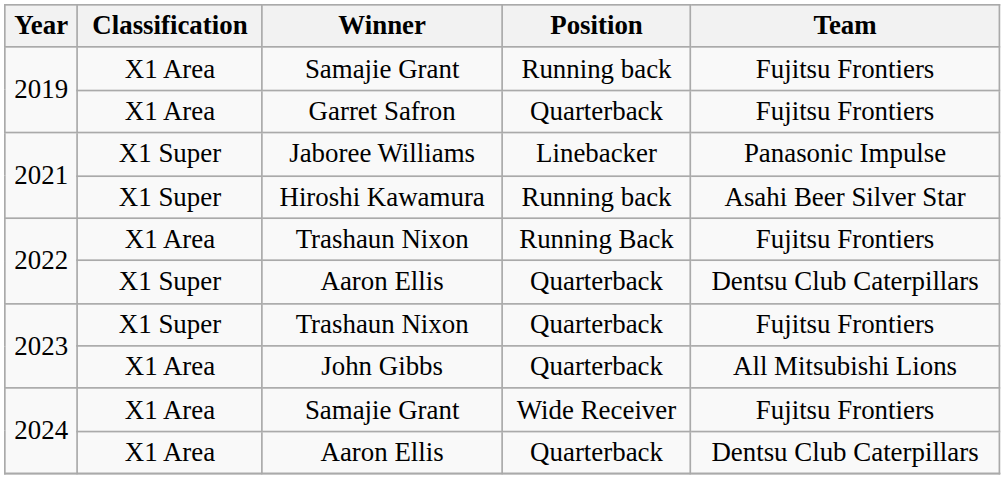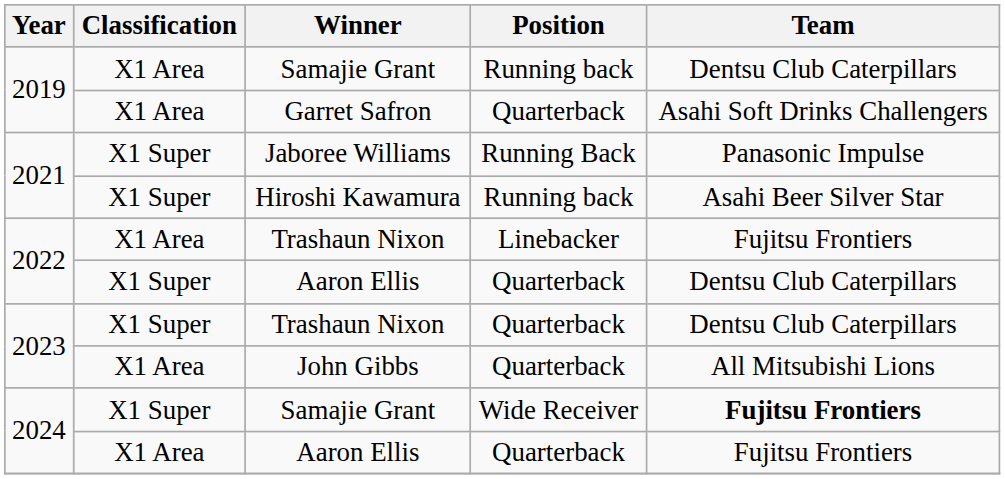(845, 68) Fujitsu Frontiers -> (823, 68) Dentsu Club Caterpillars
(845, 111) Fujitsu Frontiers -> (823, 111) Asahi Soft Drinks Challengers
(597, 153) Linebacker -> (558, 153) Running Back
(597, 238) Running Back -> (558, 238) Linebacker
(845, 324) Fujitsu Frontiers -> (823, 324) Dentsu Club Caterpillars
(170, 409) X1 Area -> (159, 409) X1 Super
(845, 409) normal -> (823, 409) bold
(845, 452) Dentsu Club Caterpillars -> (823, 452) Fujitsu Frontiers
